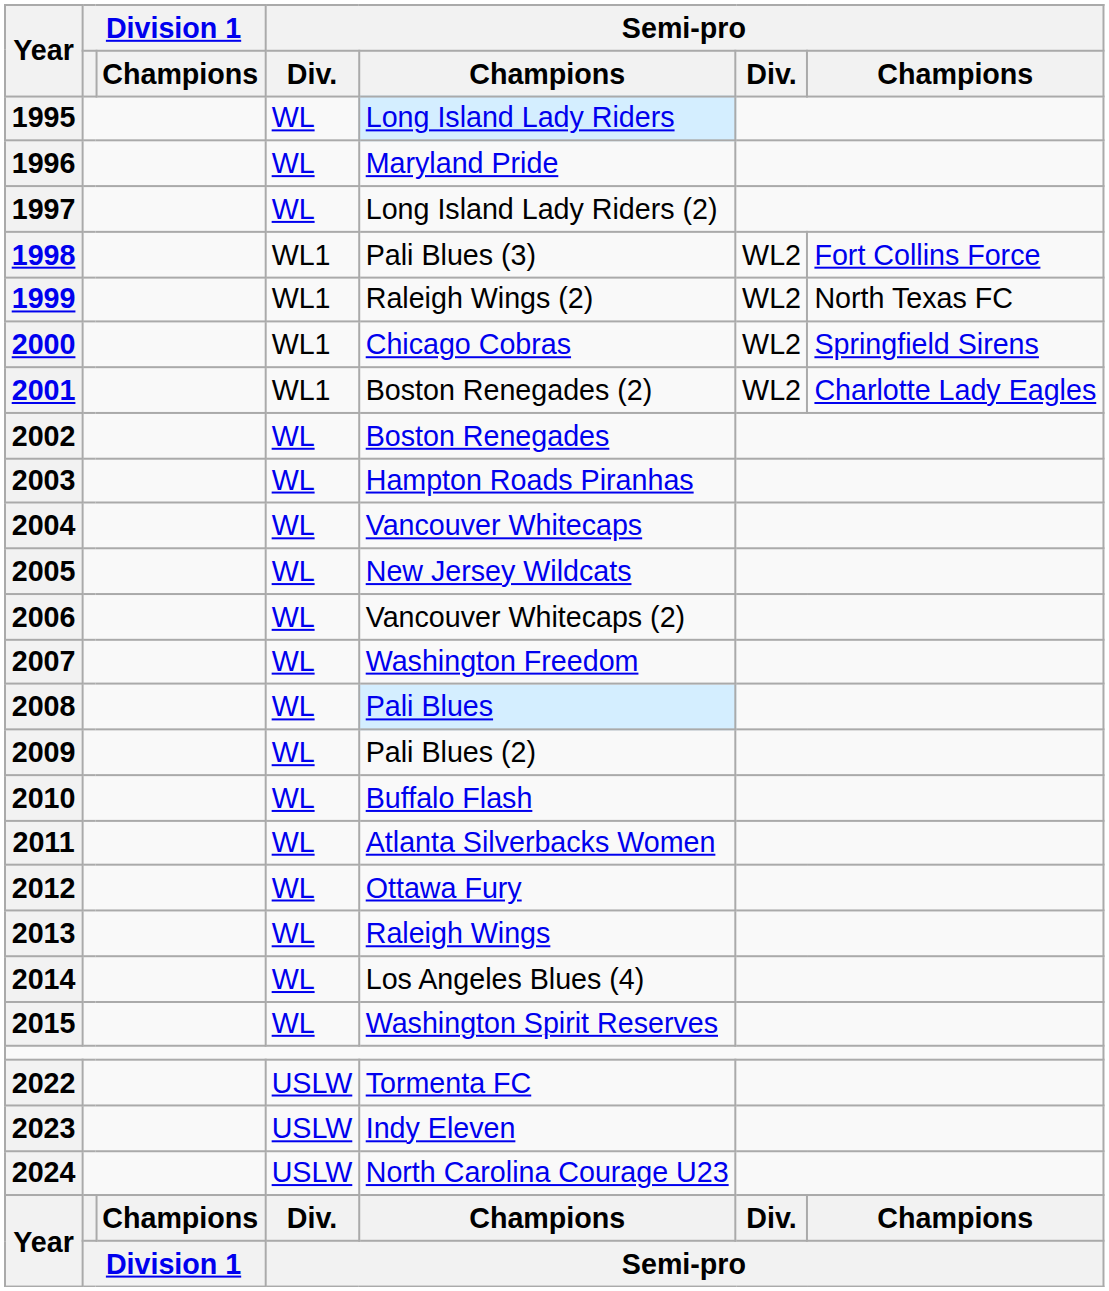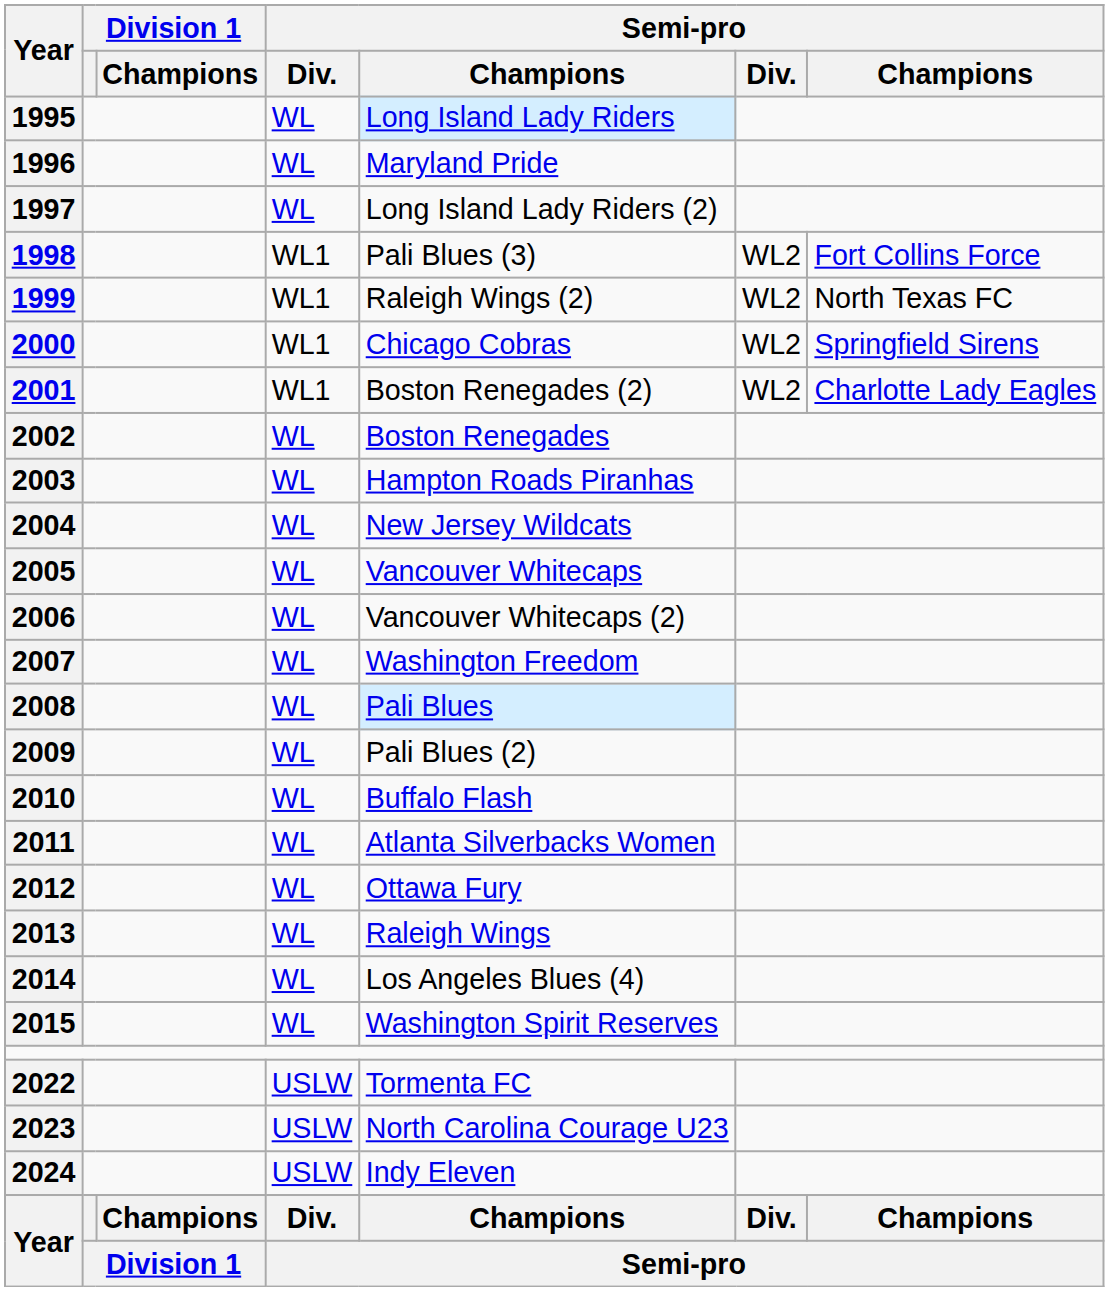(504, 526) Vancouver Whitecaps -> (499, 526) New Jersey Wildcats
(499, 571) New Jersey Wildcats -> (504, 571) Vancouver Whitecaps
(441, 1128) Indy Eleven -> (547, 1128) North Carolina Courage U23
(547, 1173) North Carolina Courage U23 -> (441, 1173) Indy Eleven
